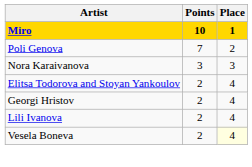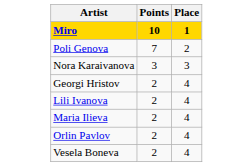- row: (94, 83)
+ row: (80, 118)
+ row: (82, 135)
(232, 135) lightyellow background -> (187, 153) no background
